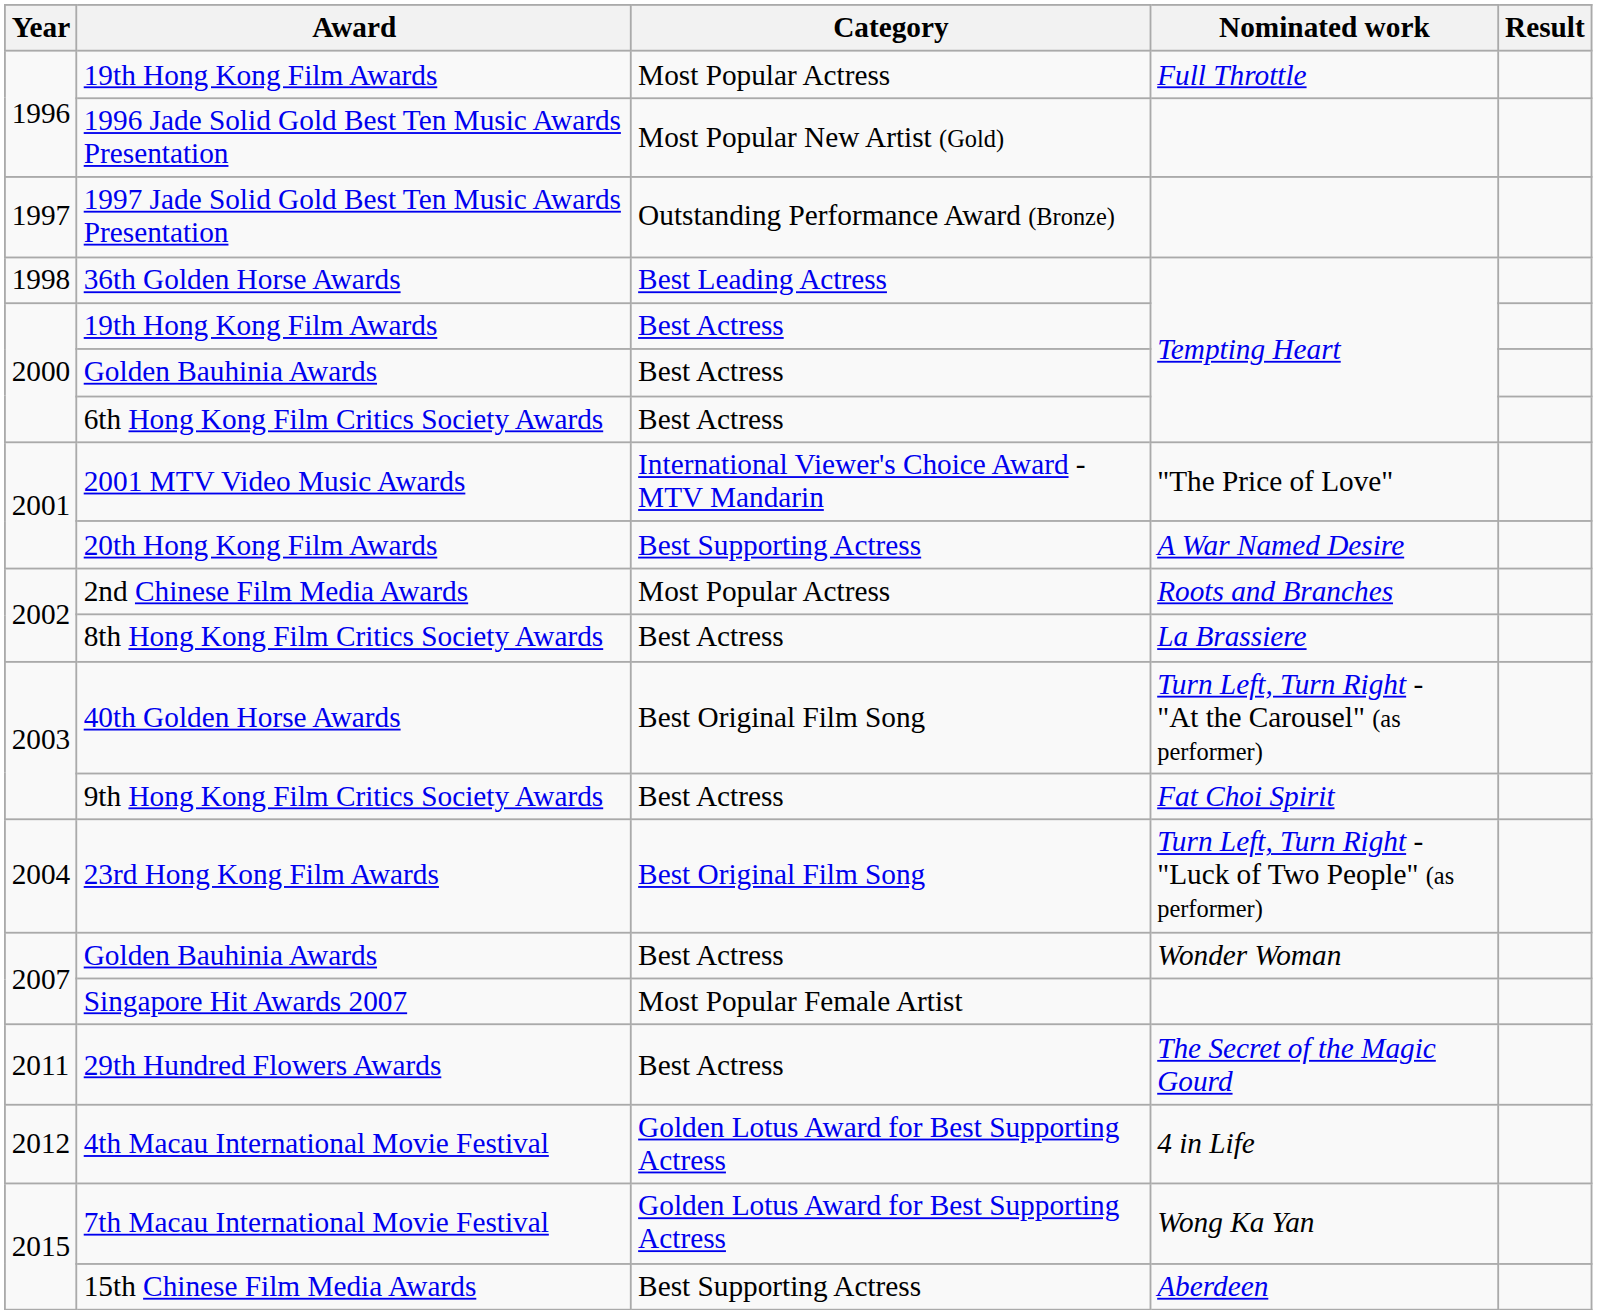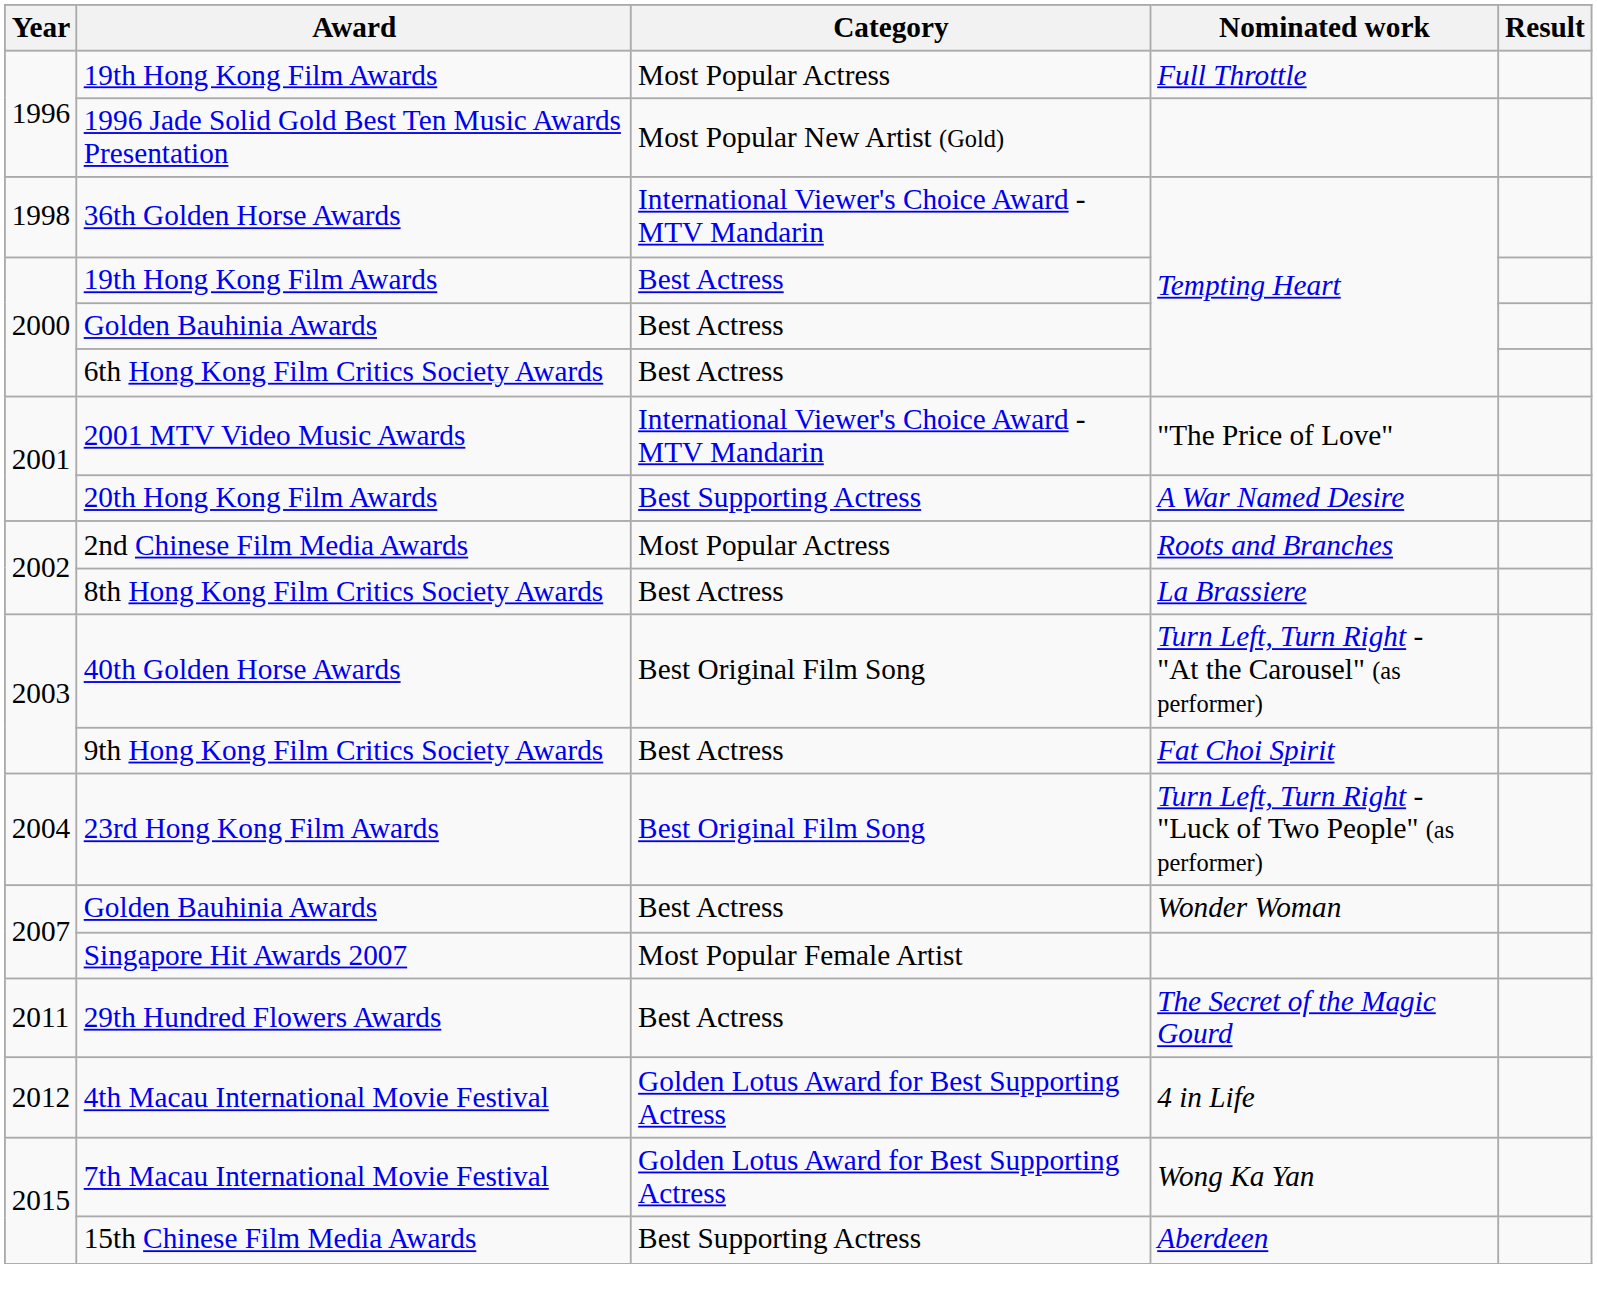- row: (352, 216)
(763, 279) Best Leading Actress -> (862, 216) International Viewer's Choice Award - MTV Mandarin
